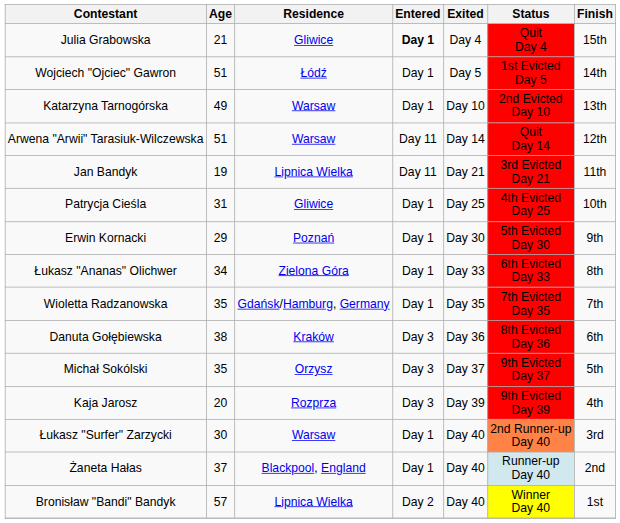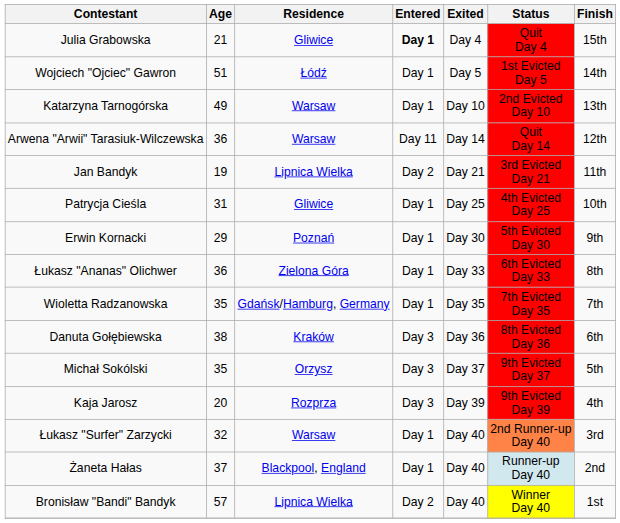(220, 139) 51 -> (220, 139) 36
(418, 172) Day 11 -> (418, 172) Day 2
(220, 271) 34 -> (220, 271) 36
(220, 435) 30 -> (220, 435) 32
